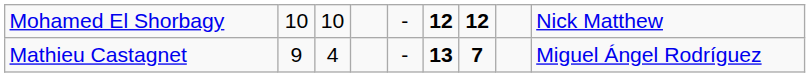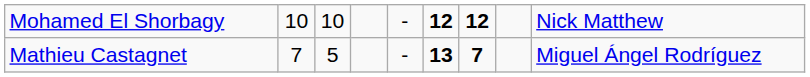(296, 54) 9 -> (296, 54) 7
(333, 54) 4 -> (333, 54) 5
